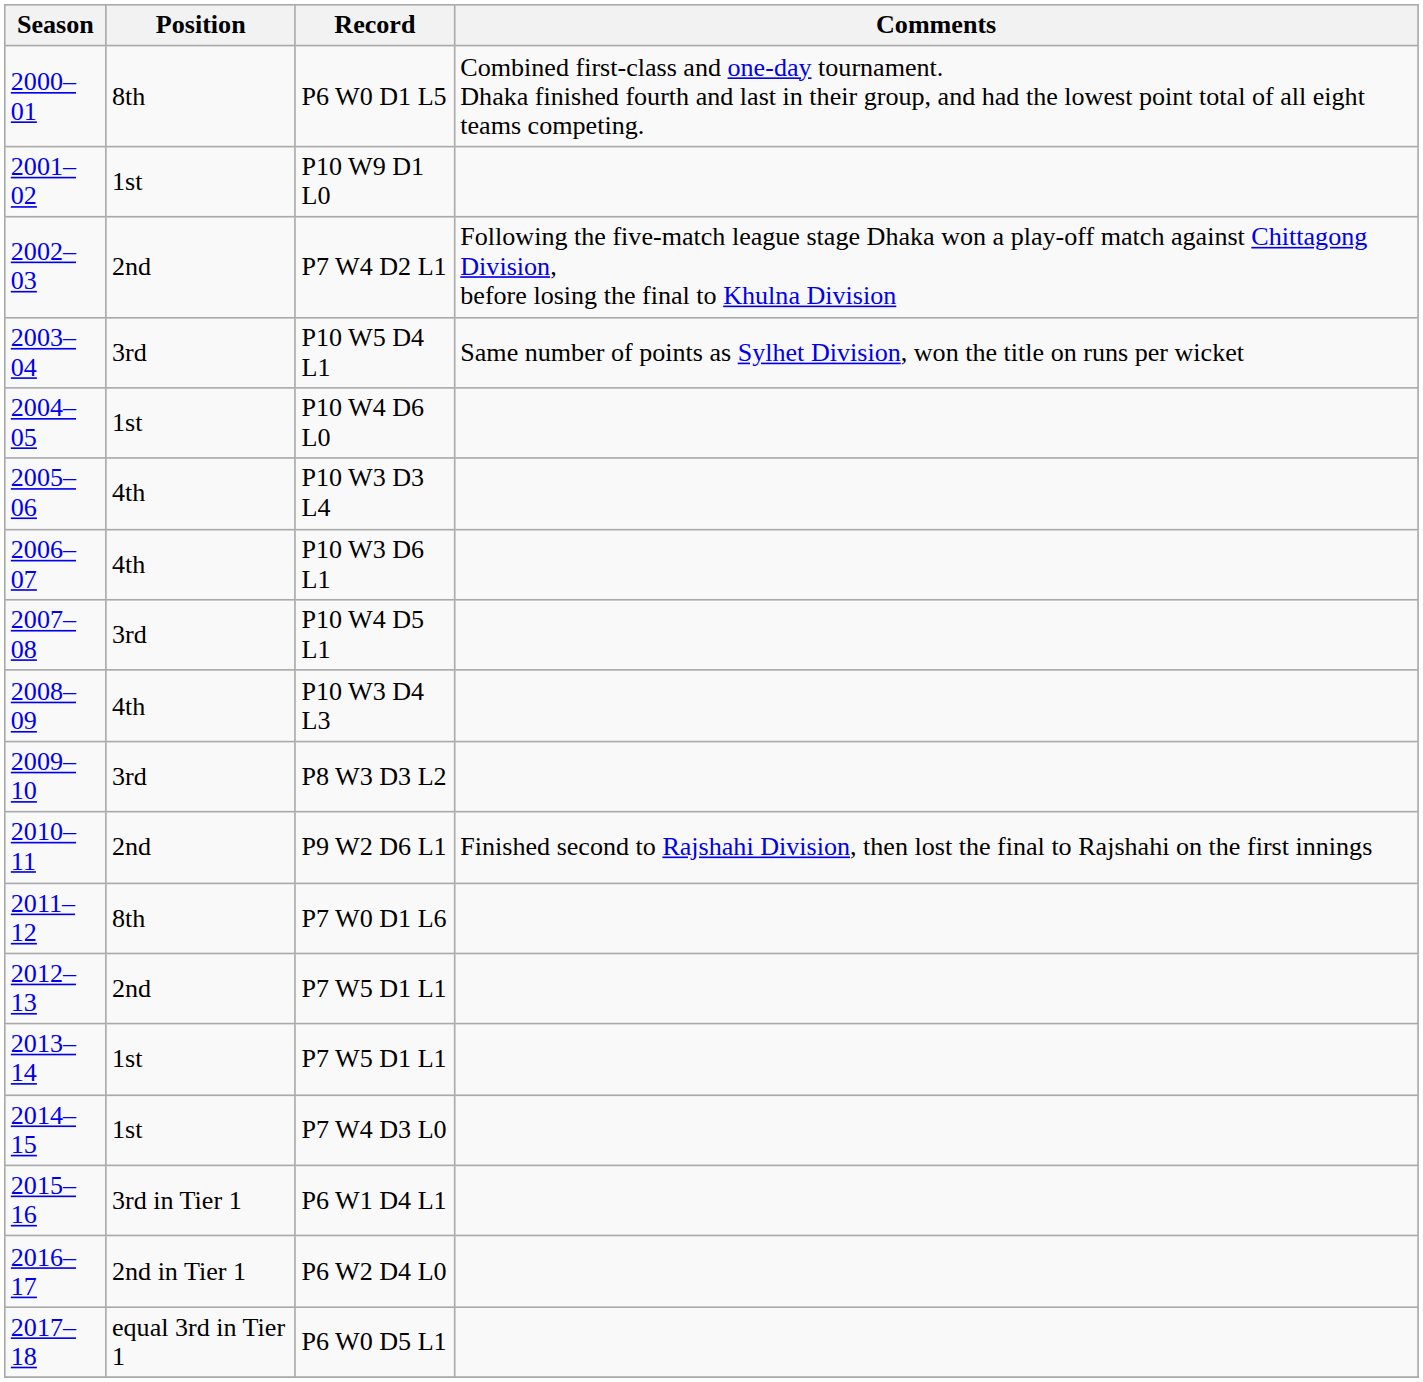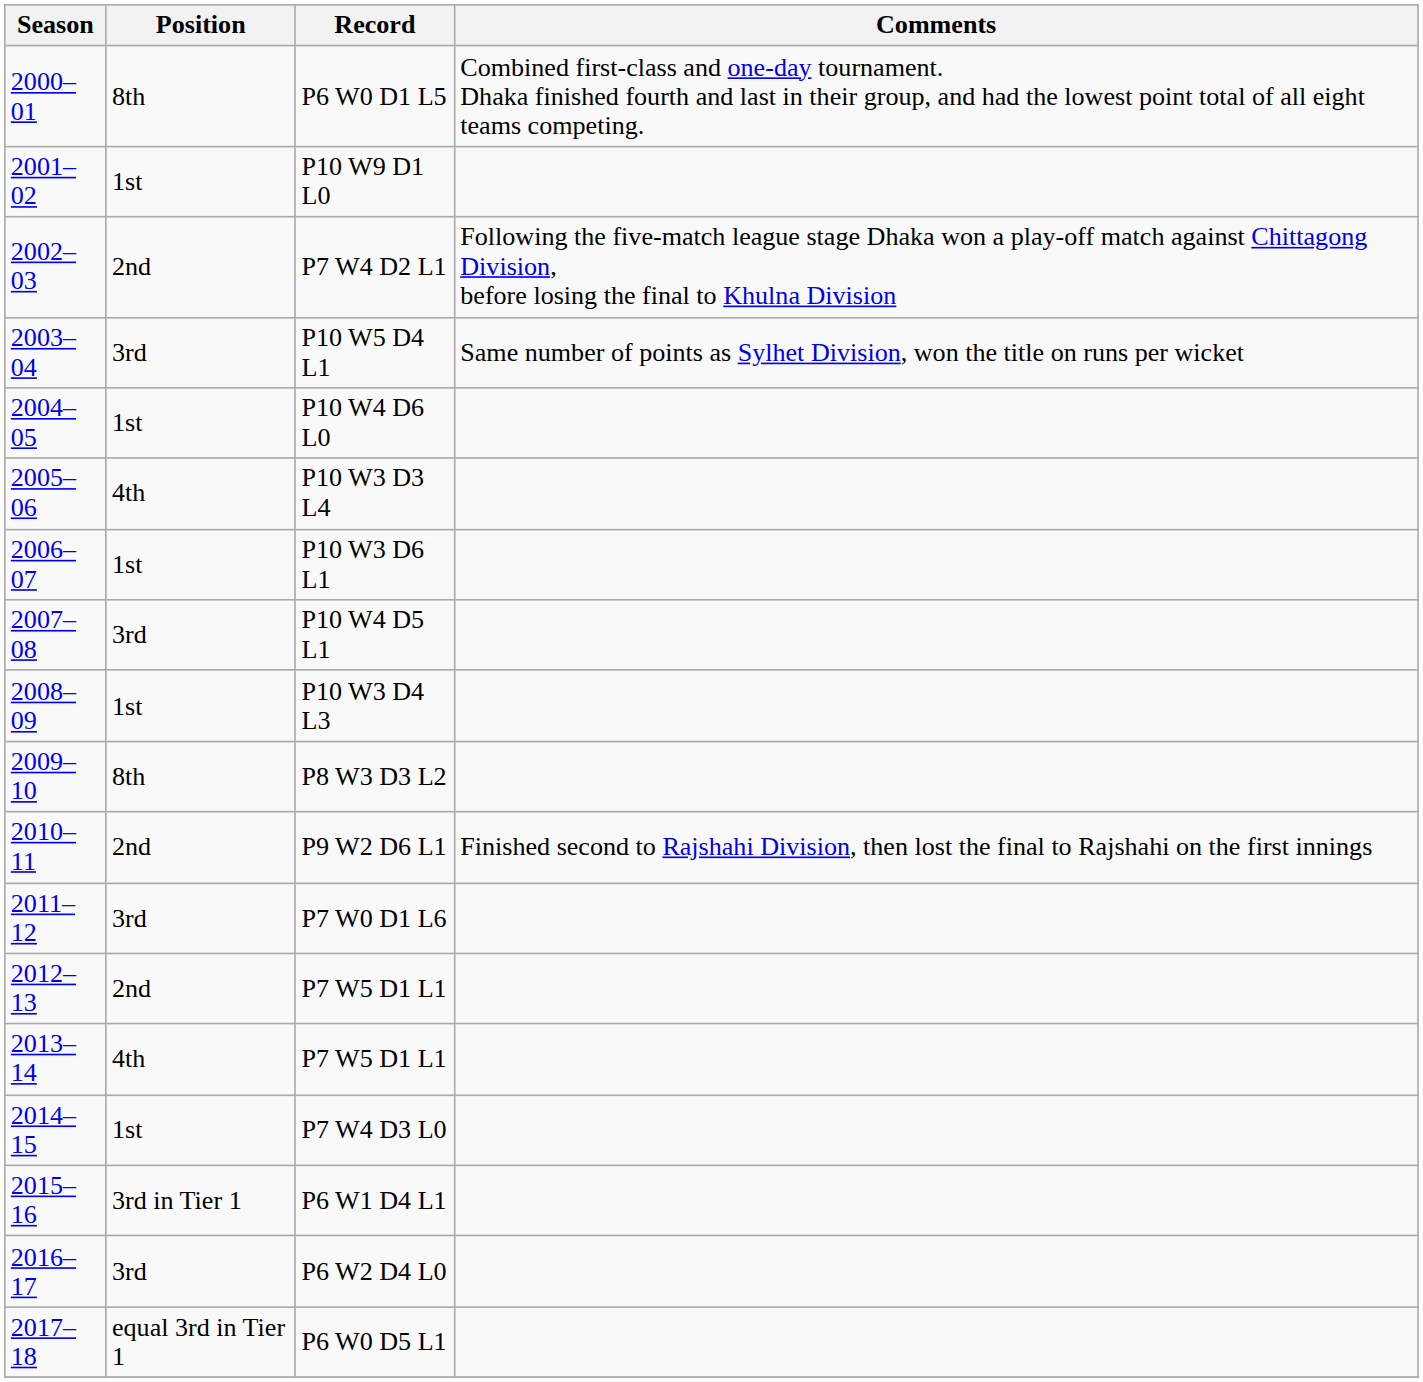(129, 564) 4th -> (127, 564) 1st
(129, 705) 4th -> (127, 705) 1st
(129, 776) 3rd -> (129, 776) 8th
(129, 917) 8th -> (129, 917) 3rd
(127, 1059) 1st -> (129, 1059) 4th
(179, 1271) 2nd in Tier 1 -> (129, 1271) 3rd
